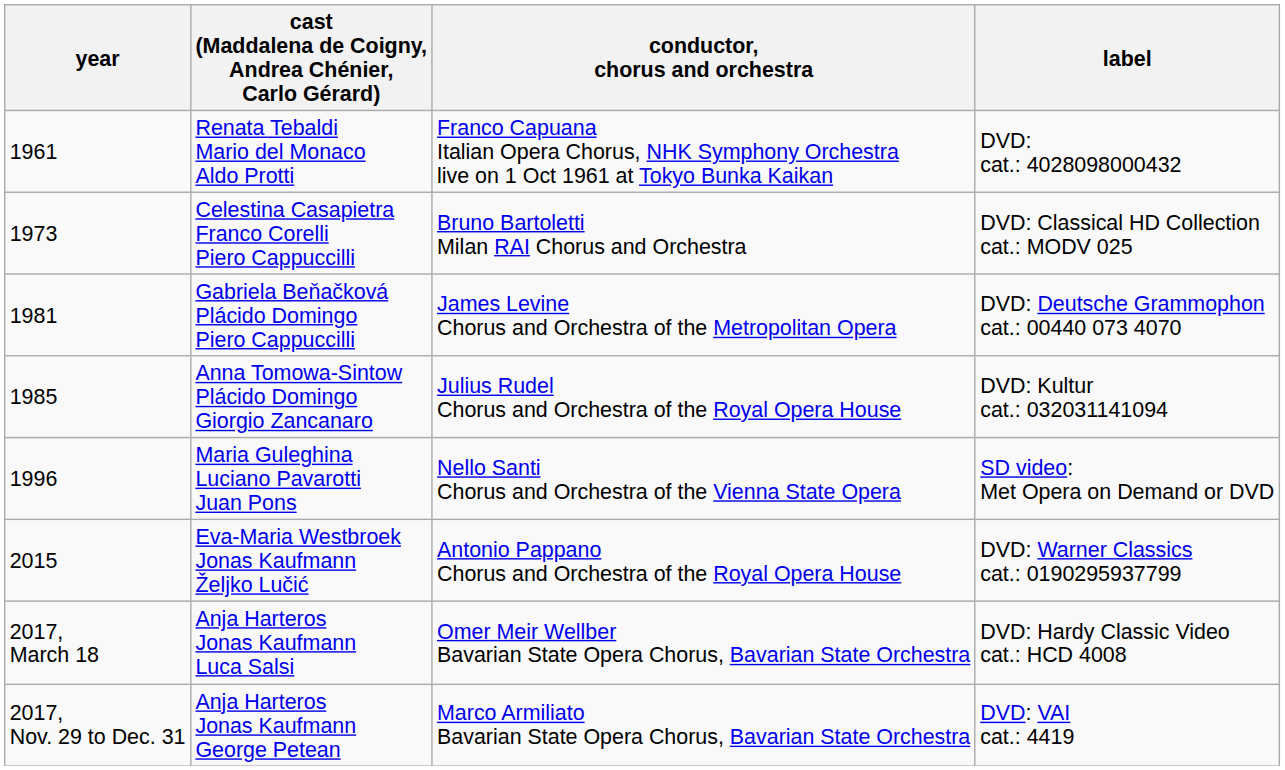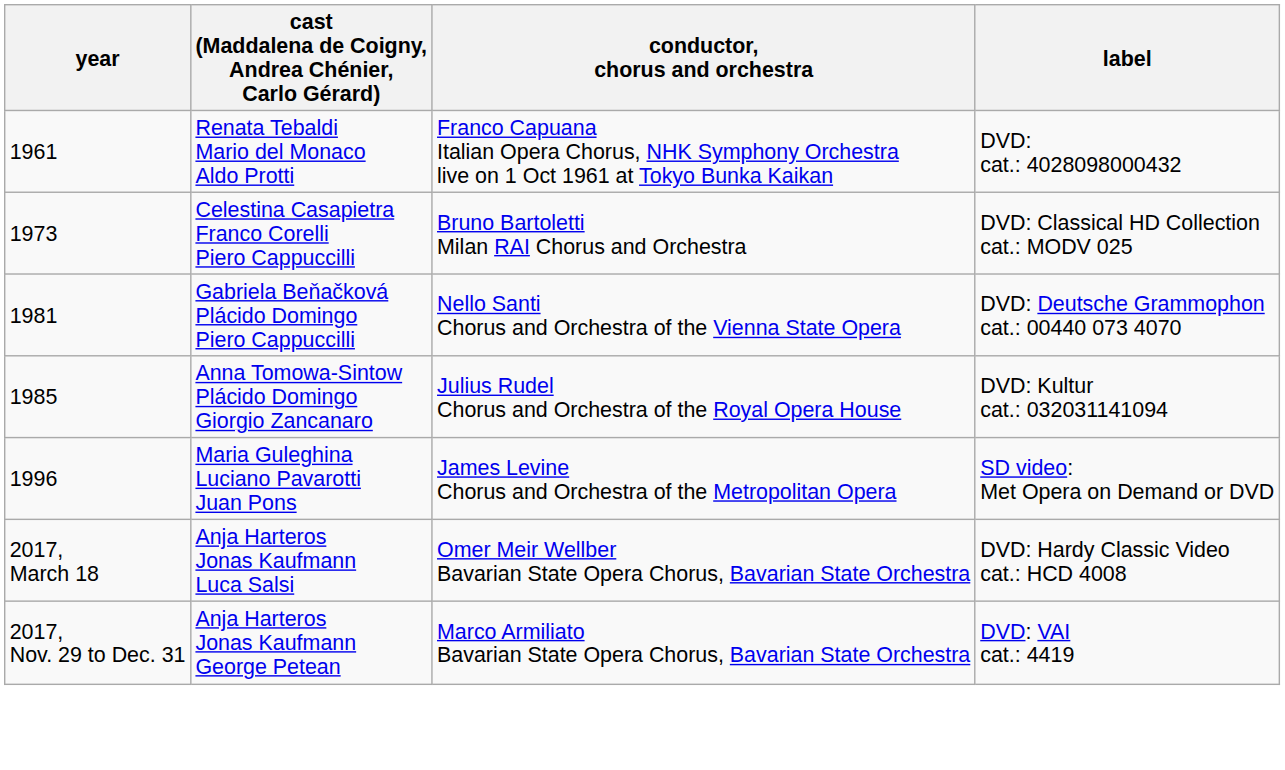(667, 315) James Levine Chorus and Orchestra of the Metropolitan Opera -> (669, 315) Nello Santi Chorus and Orchestra of the Vienna State Opera
(669, 479) Nello Santi Chorus and Orchestra of the Vienna State Opera -> (667, 479) James Levine Chorus and Orchestra of the Metropolitan Opera
- row: (298, 561)
